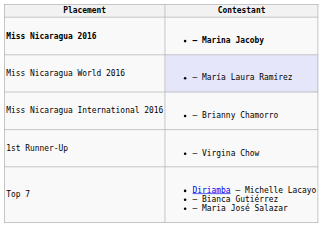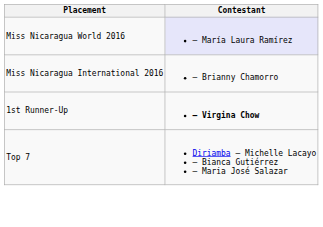- row: (51, 36)
(242, 153) normal -> (242, 116) bold
